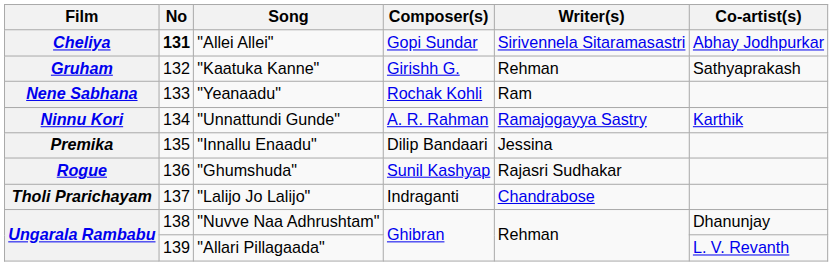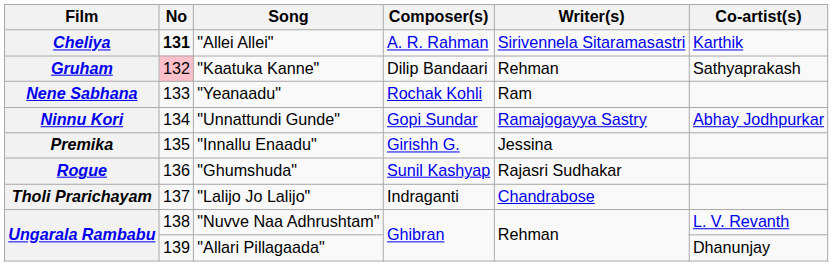(432, 42) Gopi Sundar -> (438, 42) A. R. Rahman
(758, 42) Abhay Jodhpurkar -> (718, 42) Karthik
(176, 68) no background -> (176, 68) pink background
(423, 68) Girishh G. -> (437, 68) Dilip Bandaari
(438, 119) A. R. Rahman -> (432, 119) Gopi Sundar
(718, 119) Karthik -> (758, 119) Abhay Jodhpurkar
(437, 145) Dilip Bandaari -> (423, 145) Girishh G.
(732, 222) Dhanunjay -> (741, 222) L. V. Revanth
(741, 247) L. V. Revanth -> (732, 247) Dhanunjay
